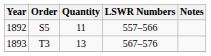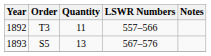(44, 28) S5 -> (44, 28) T3
(44, 43) T3 -> (44, 43) S5
